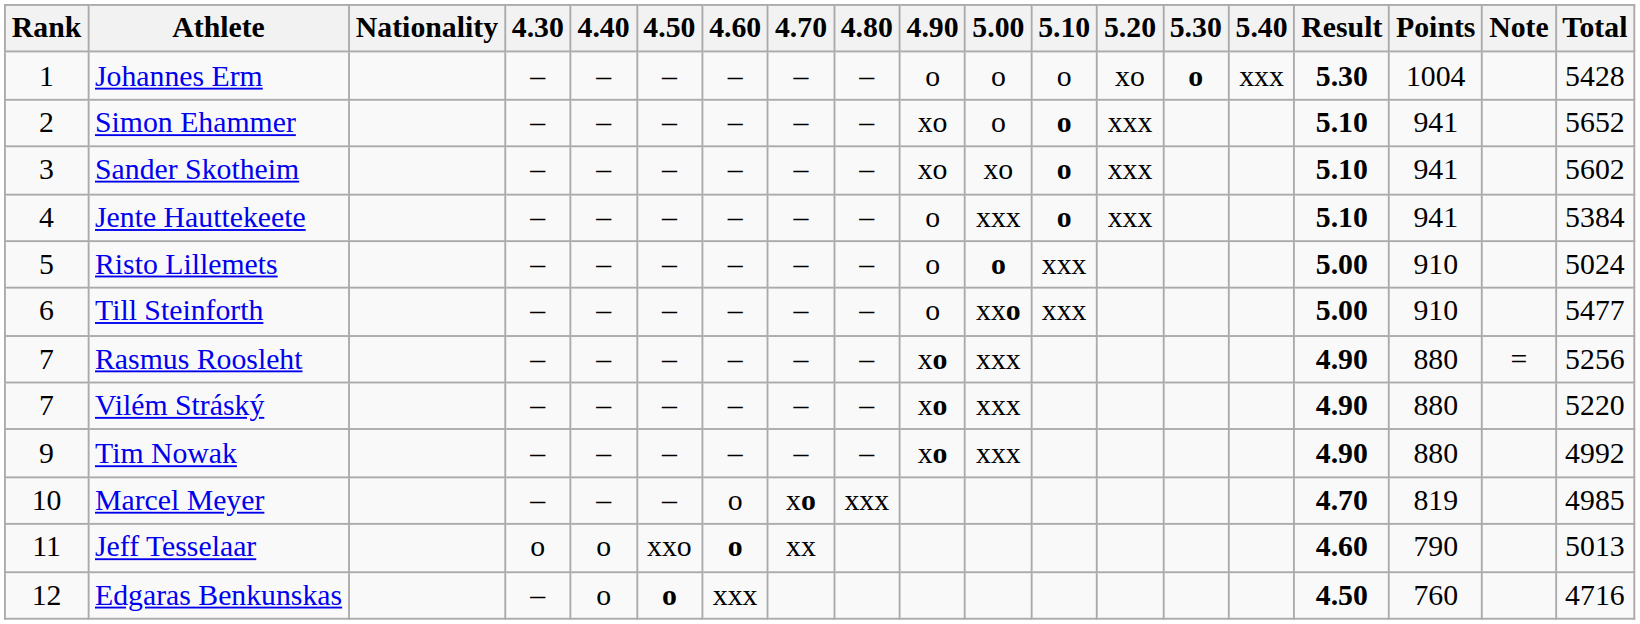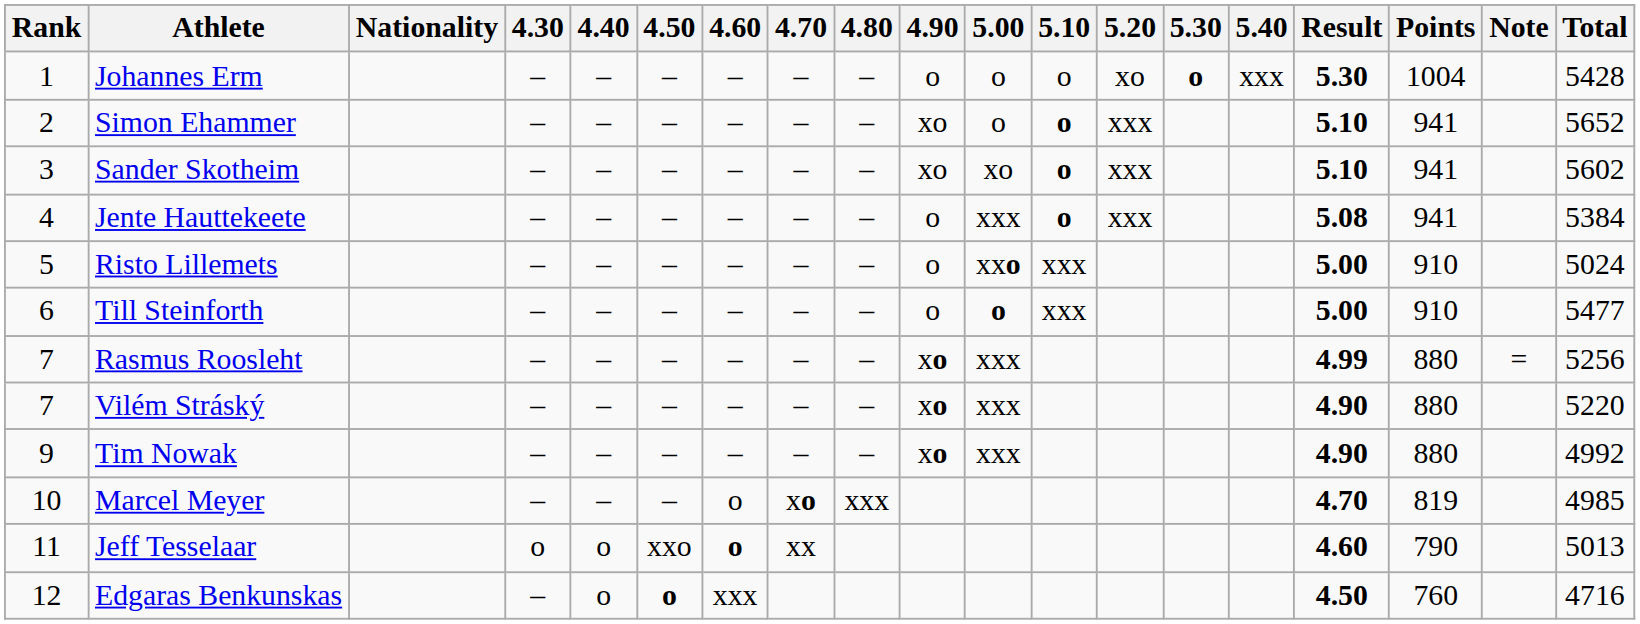(1342, 216) 5.10 -> (1342, 216) 5.08
(998, 264) o -> (998, 264) xxo
(998, 311) xxo -> (998, 311) o
(1342, 358) 4.90 -> (1342, 358) 4.99
